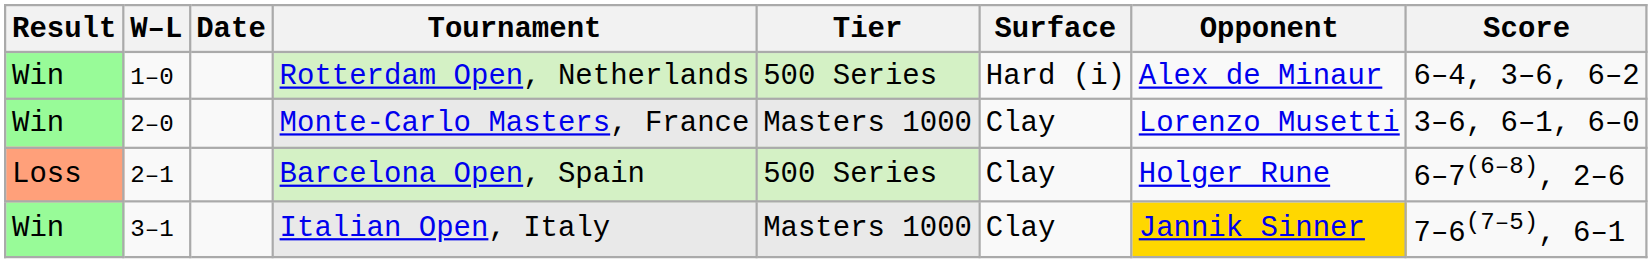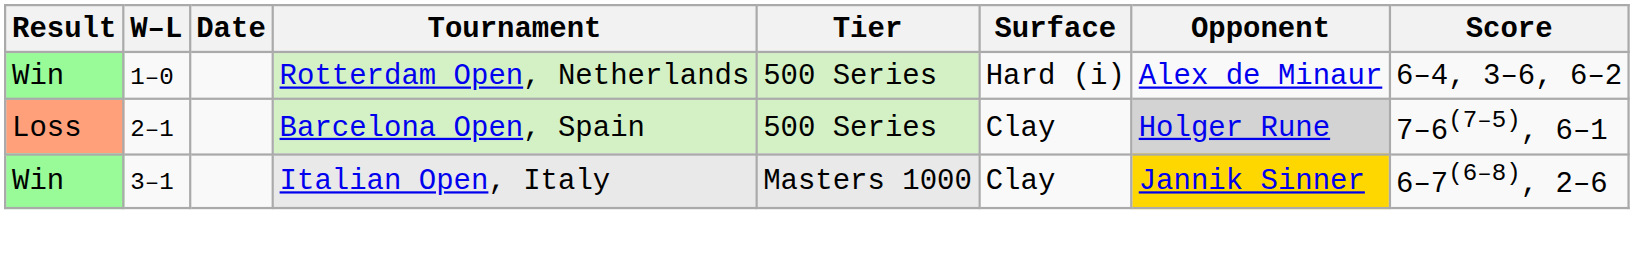- row: (514, 123)
(1234, 174) no background -> (1234, 127) lightgrey background
(1519, 174) 6–7(6–8), 2–6 -> (1502, 127) 7–6(7–5), 6–1
(1519, 229) 7–6(7–5), 6–1 -> (1502, 182) 6–7(6–8), 2–6
